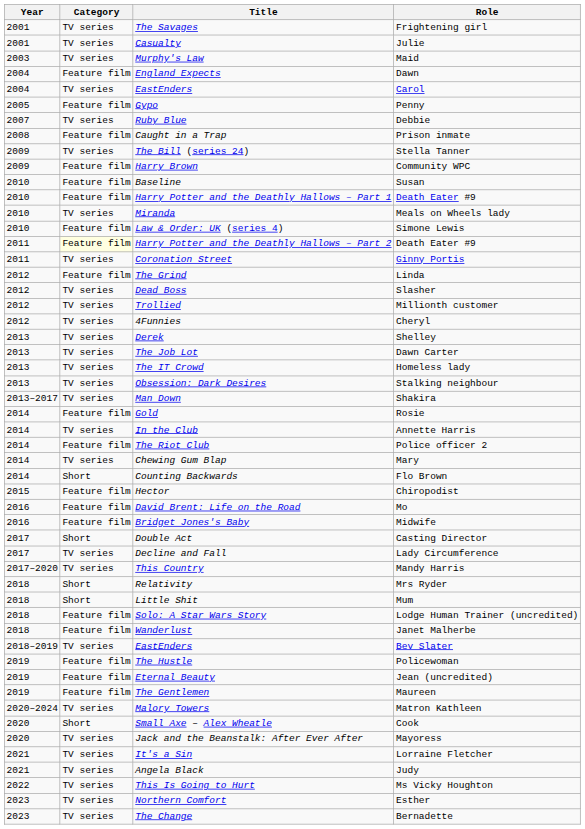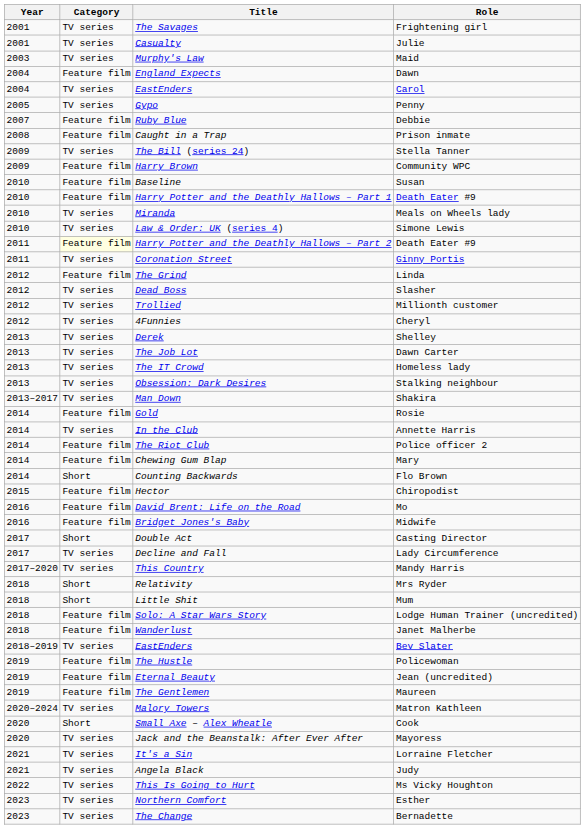(97, 105) Feature film -> (88, 105) TV series
(88, 120) TV series -> (97, 120) Feature film
(97, 229) Feature film -> (88, 229) TV series
(88, 461) TV series -> (97, 461) Feature film
